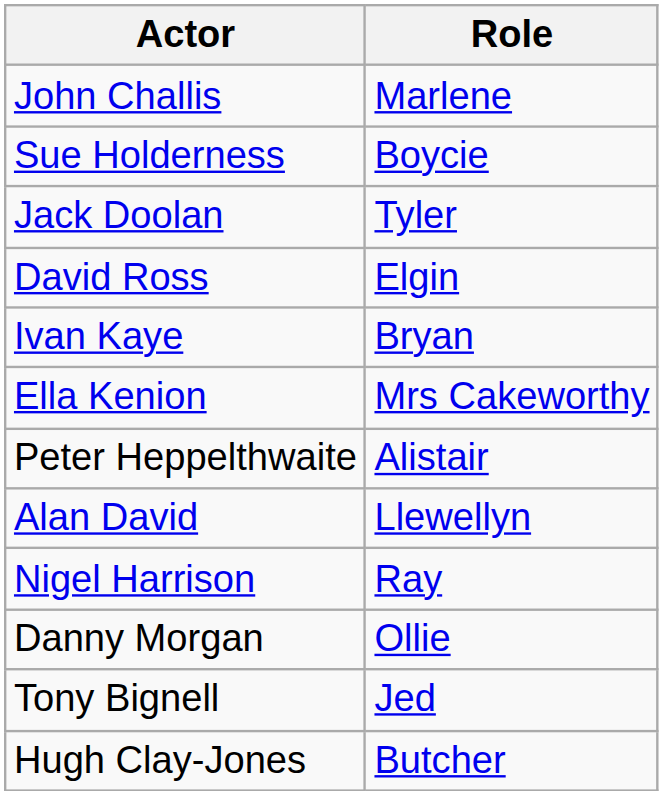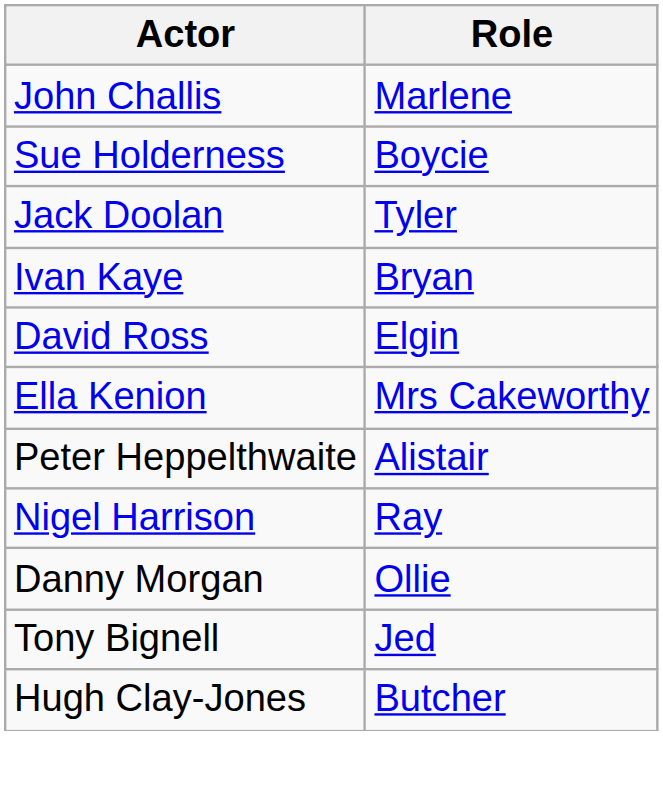rows swapped: (111, 276) <-> (99, 336)
- row: (106, 517)
